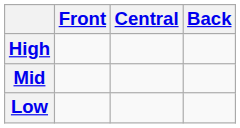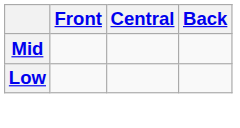- row: (29, 48)
